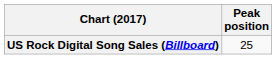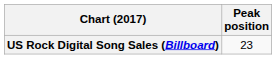(247, 44) 25 -> (247, 44) 23
